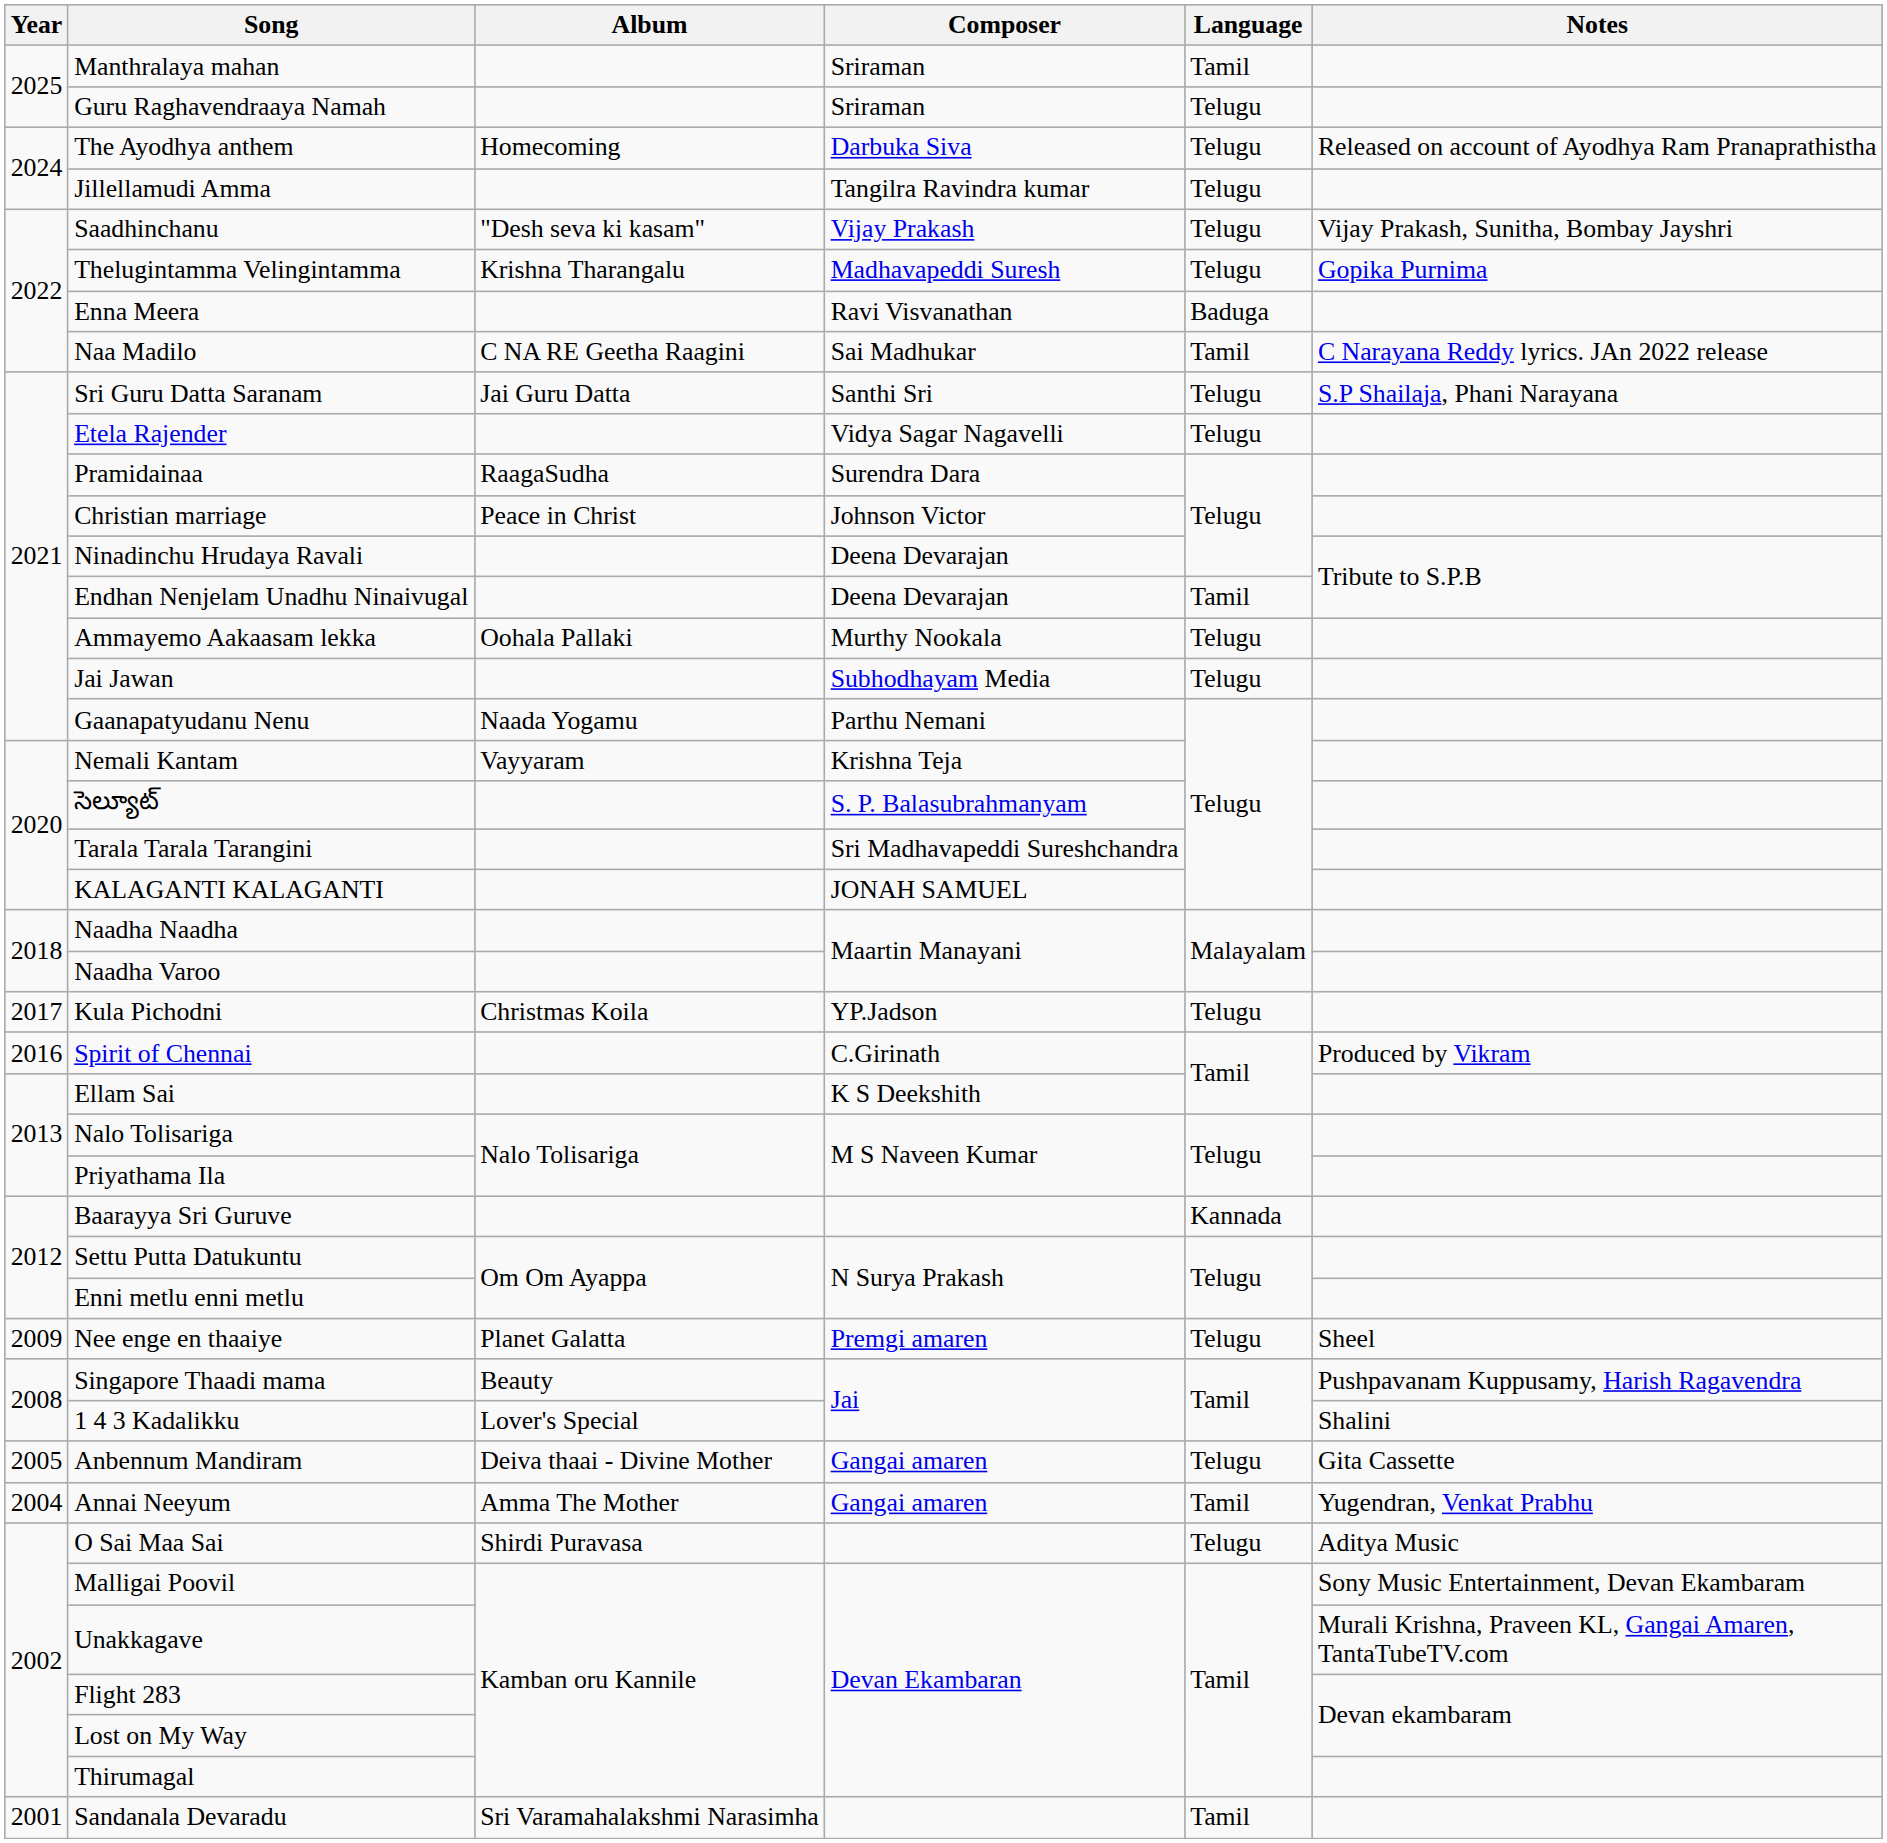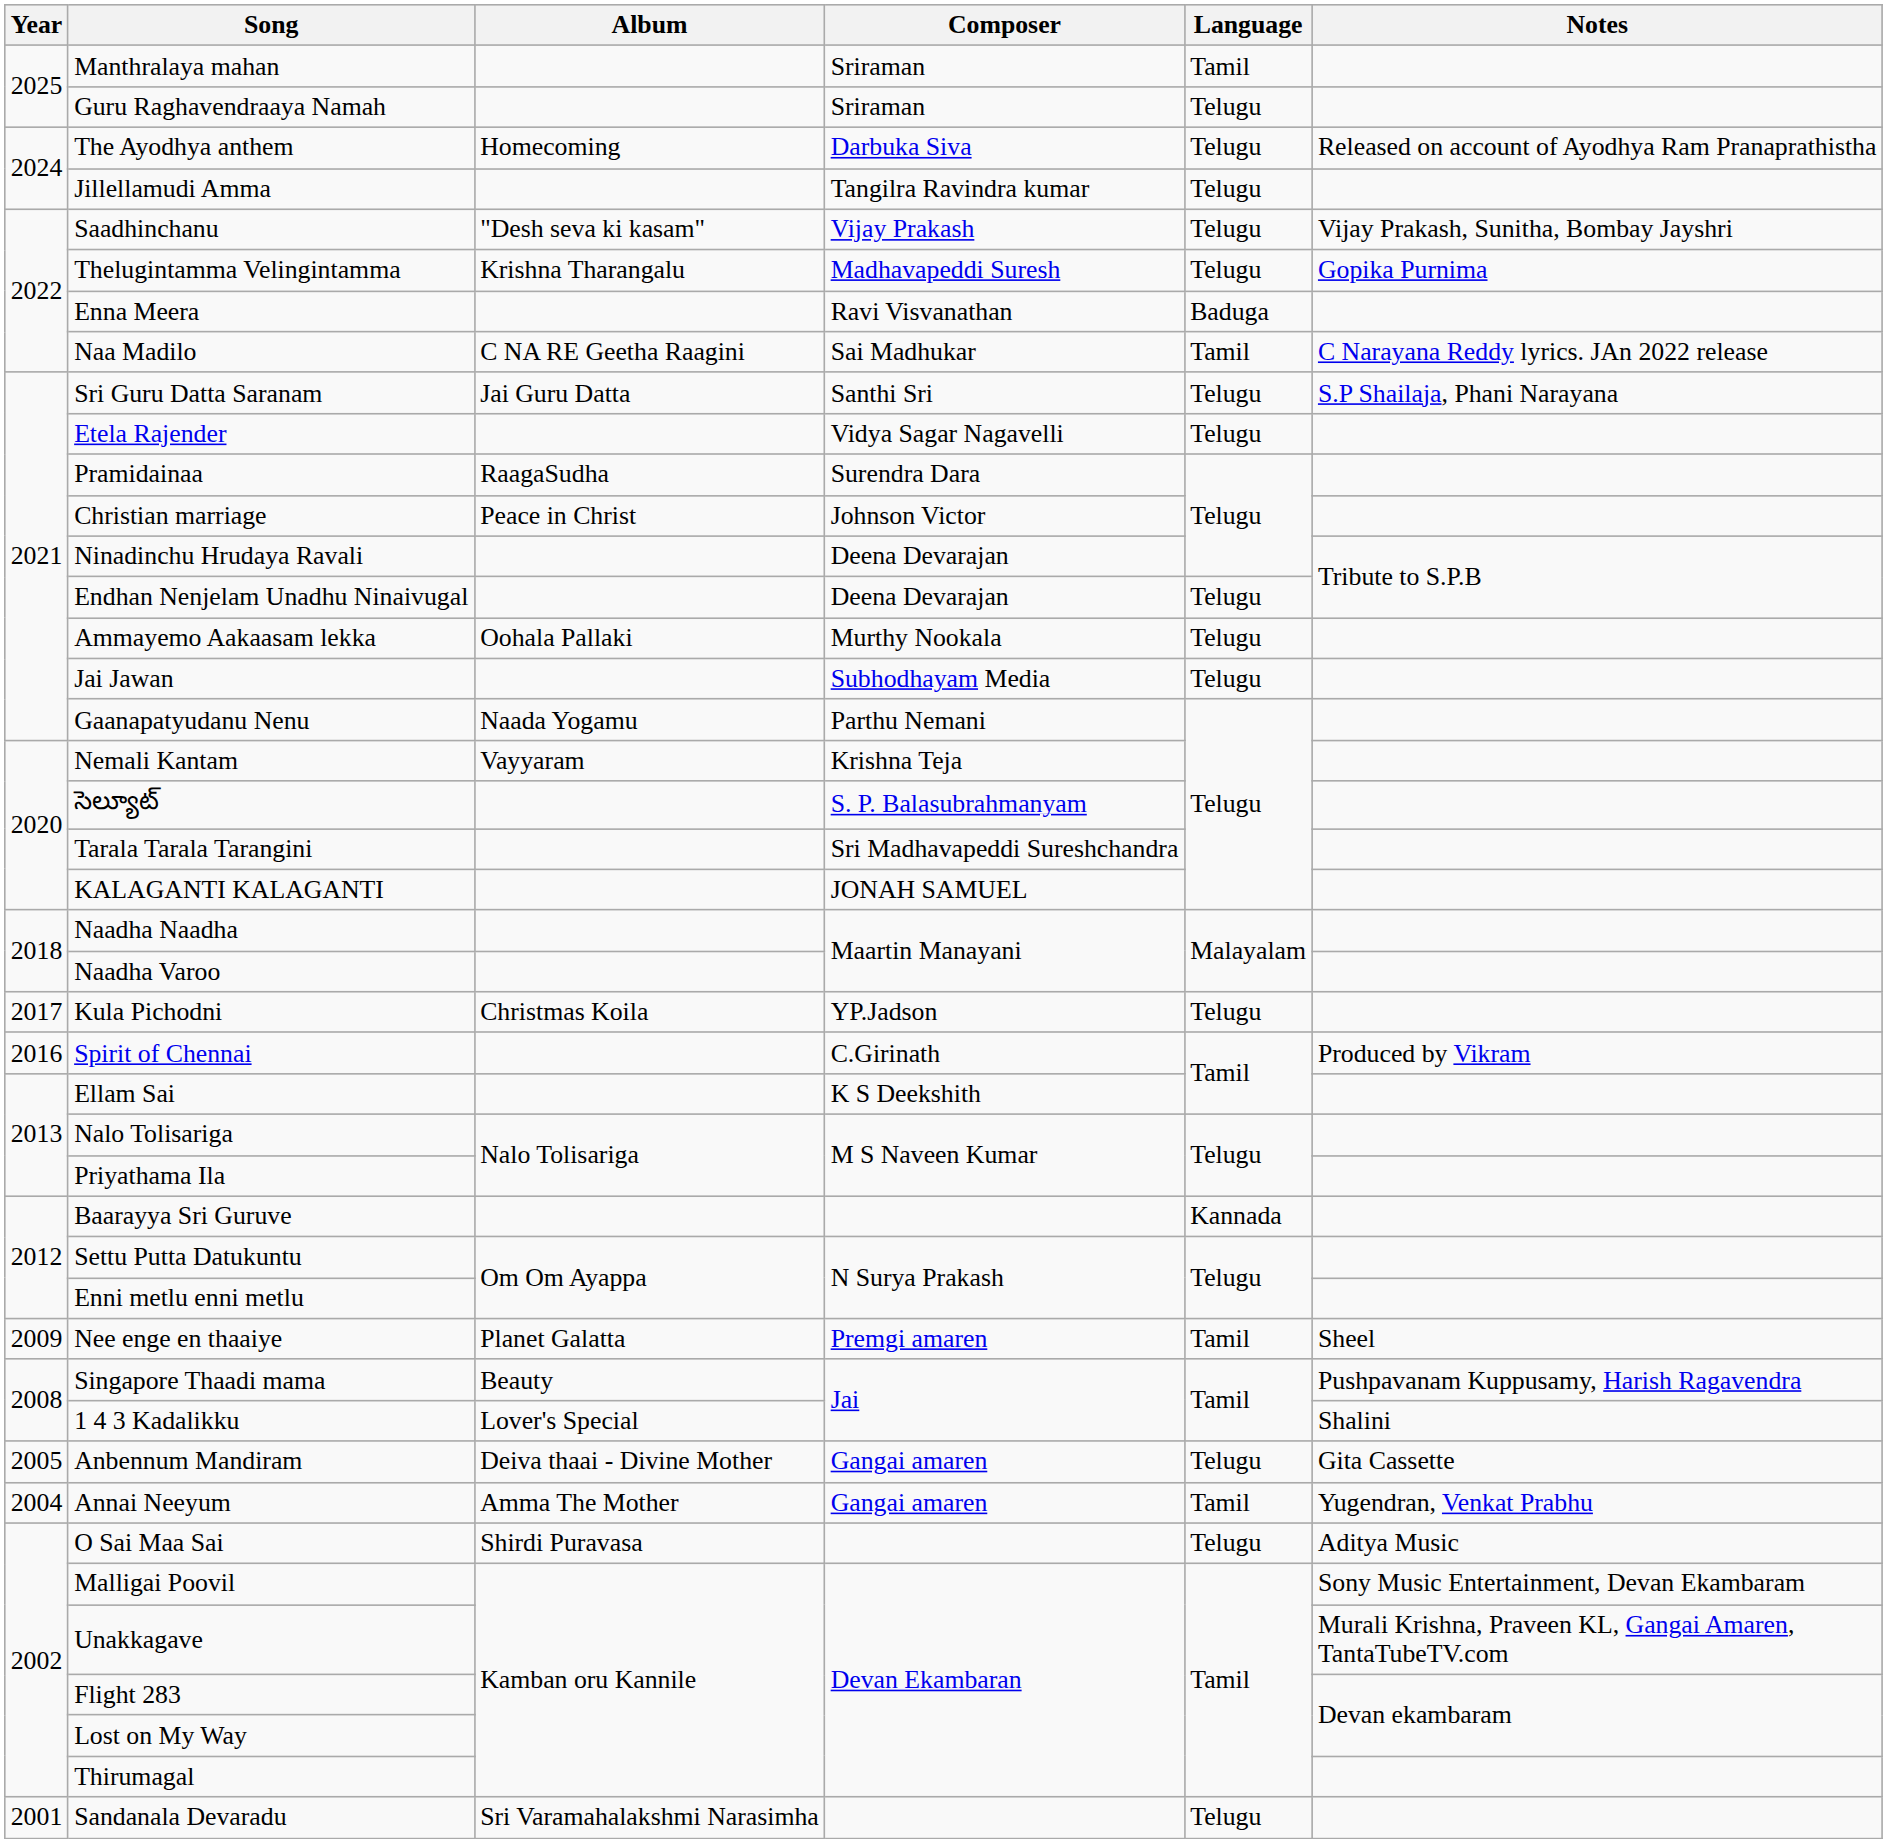(1220, 596) Tamil -> (1226, 596) Telugu
(1226, 1338) Telugu -> (1220, 1338) Tamil
(1220, 1817) Tamil -> (1226, 1817) Telugu
